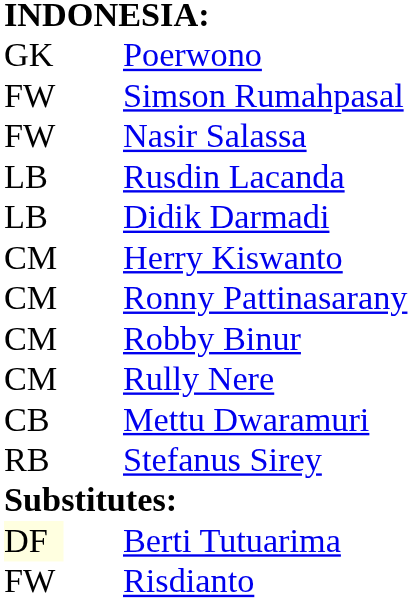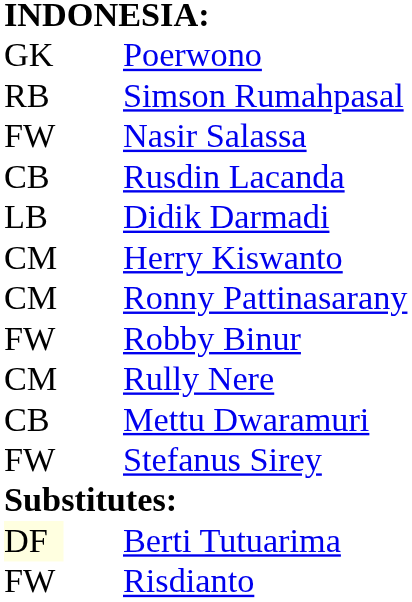(30, 95) FW -> (27, 95) RB
(26, 176) LB -> (27, 176) CB
(31, 338) CM -> (30, 338) FW
(27, 459) RB -> (30, 459) FW
